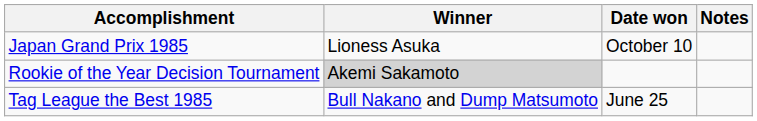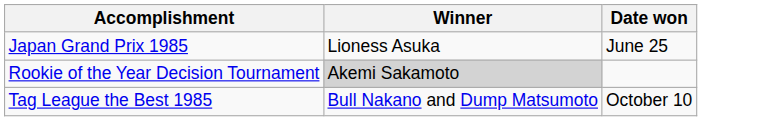- column: (725, 18)
(649, 45) October 10 -> (637, 45) June 25
(637, 101) June 25 -> (649, 101) October 10
